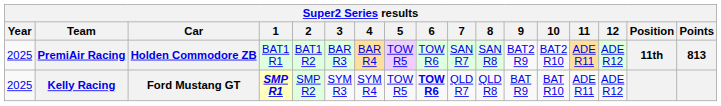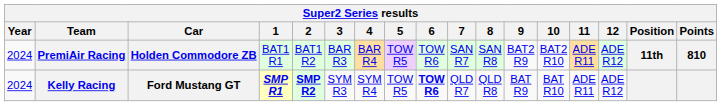(20, 55) 2025 -> (20, 55) 2024
(697, 55) 813 -> (697, 55) 810
(20, 85) 2025 -> (20, 85) 2024
(308, 85) normal -> (308, 85) bold
